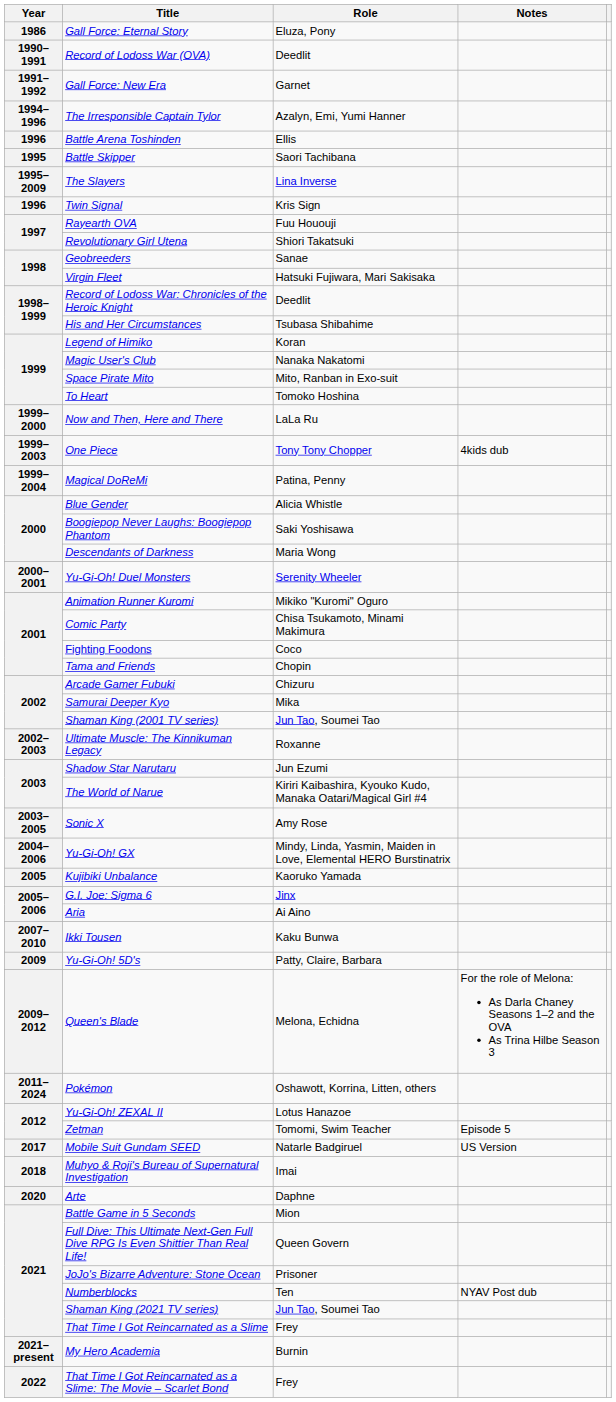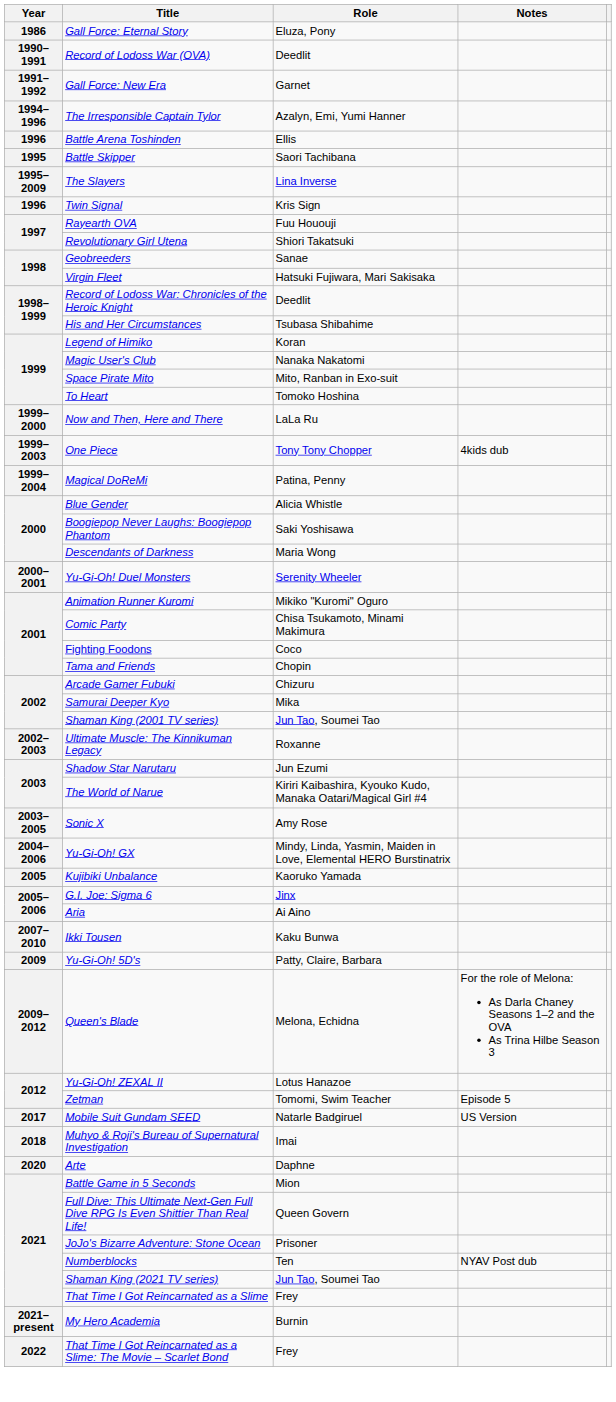- row: (89, 1088)
